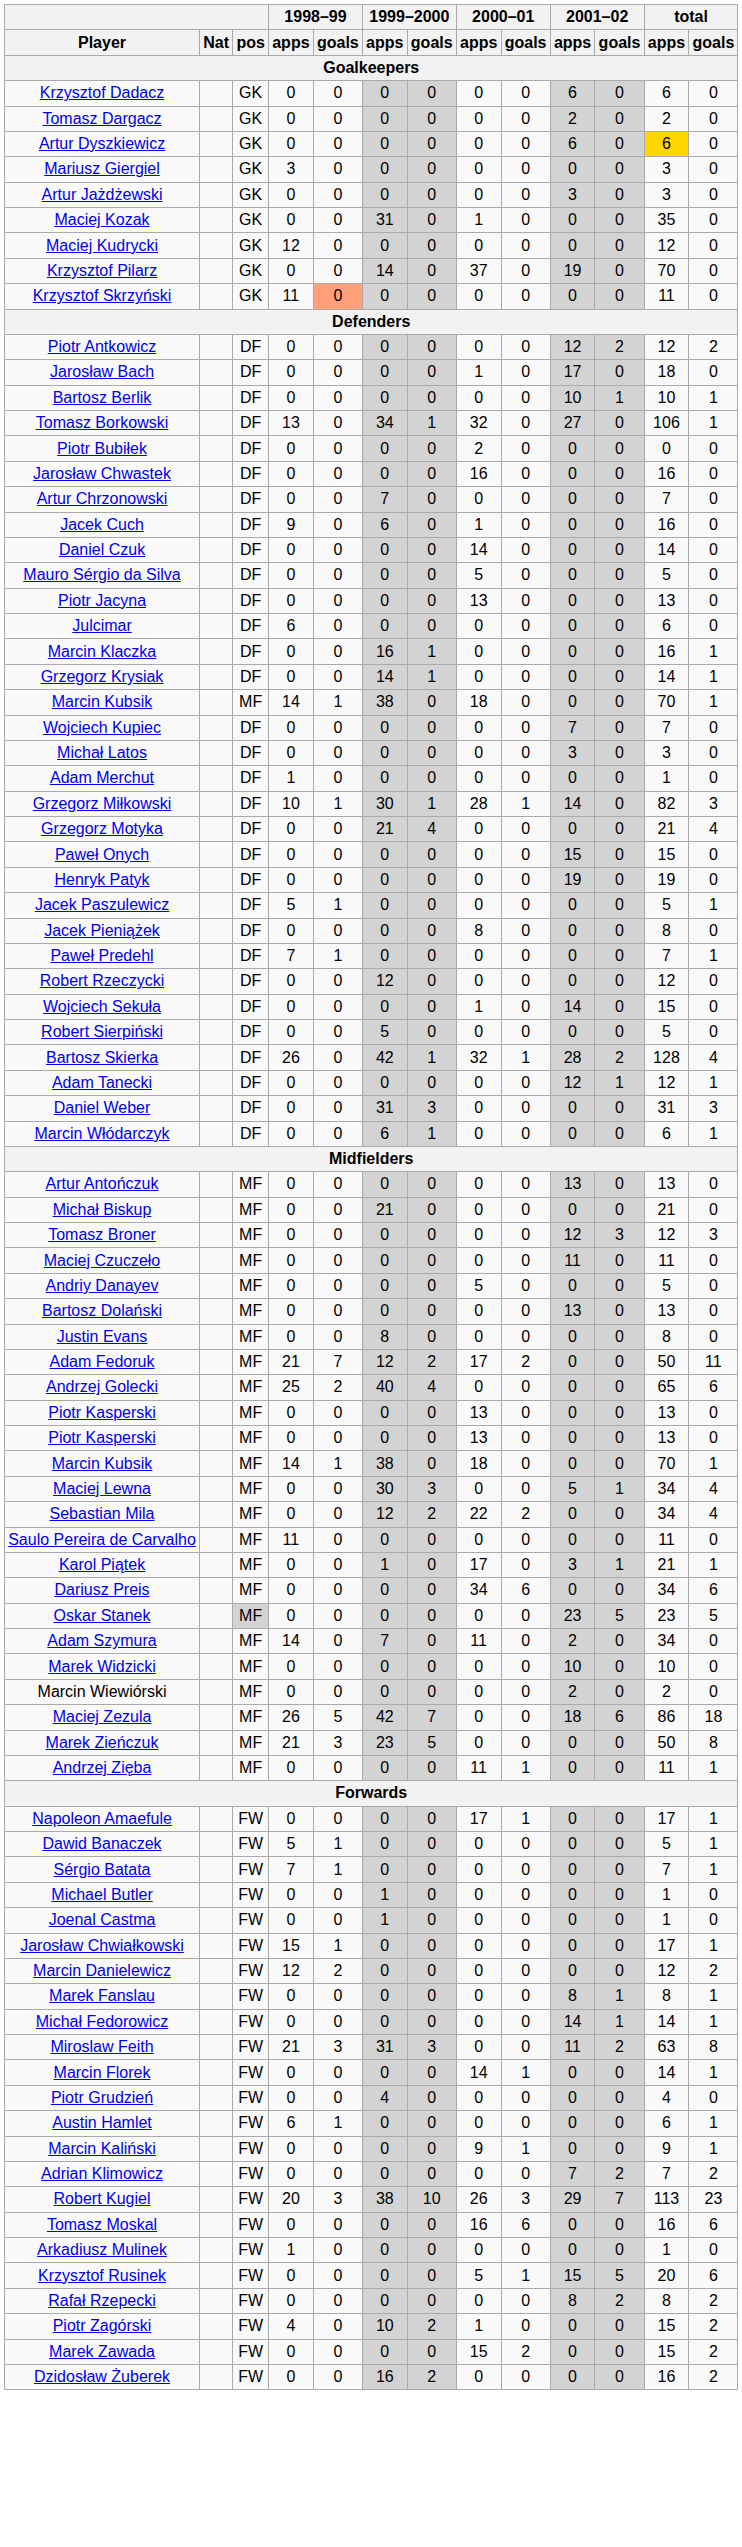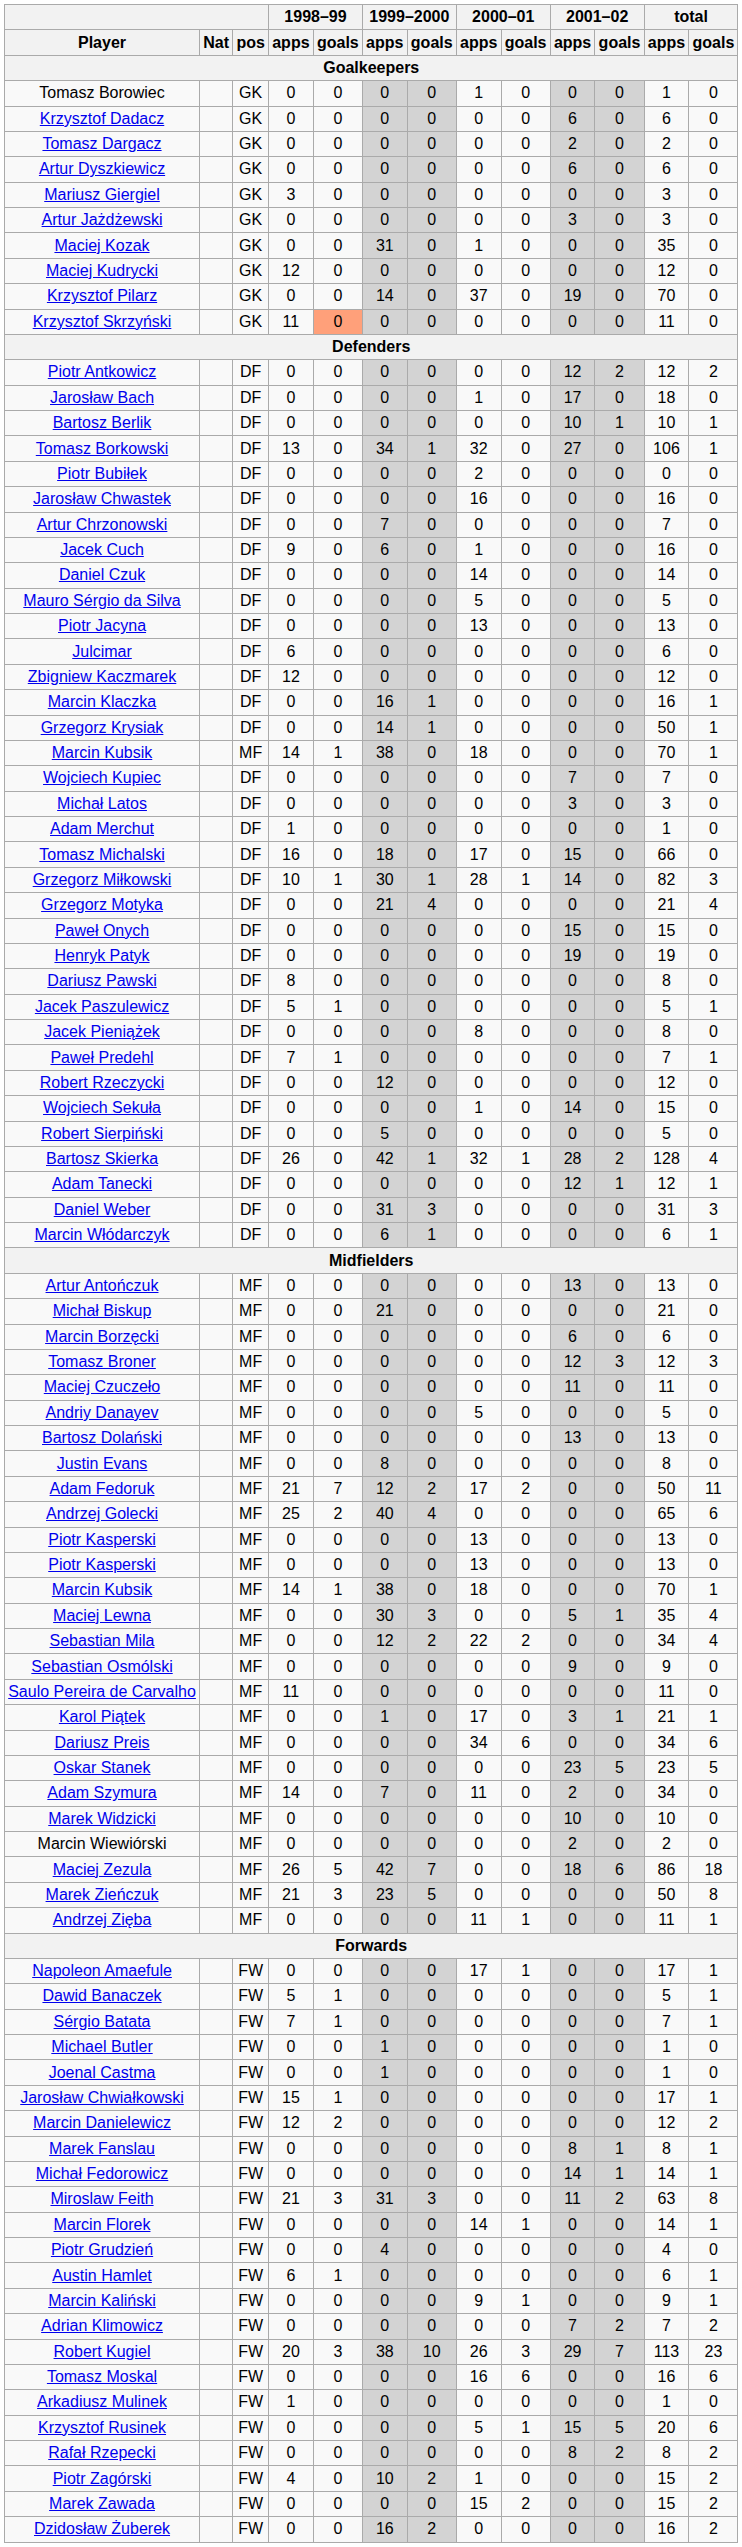+ row: (102, 93)
(666, 144) gold background -> (666, 169) no background
+ row: (102, 676)
(666, 676) 14 -> (666, 727) 50
+ row: (102, 854)
+ row: (102, 981)
+ row: (102, 1336)
(666, 1488) 34 -> (666, 1615) 35
+ row: (102, 1666)
(251, 1615) lightgrey background -> (251, 1768) no background
